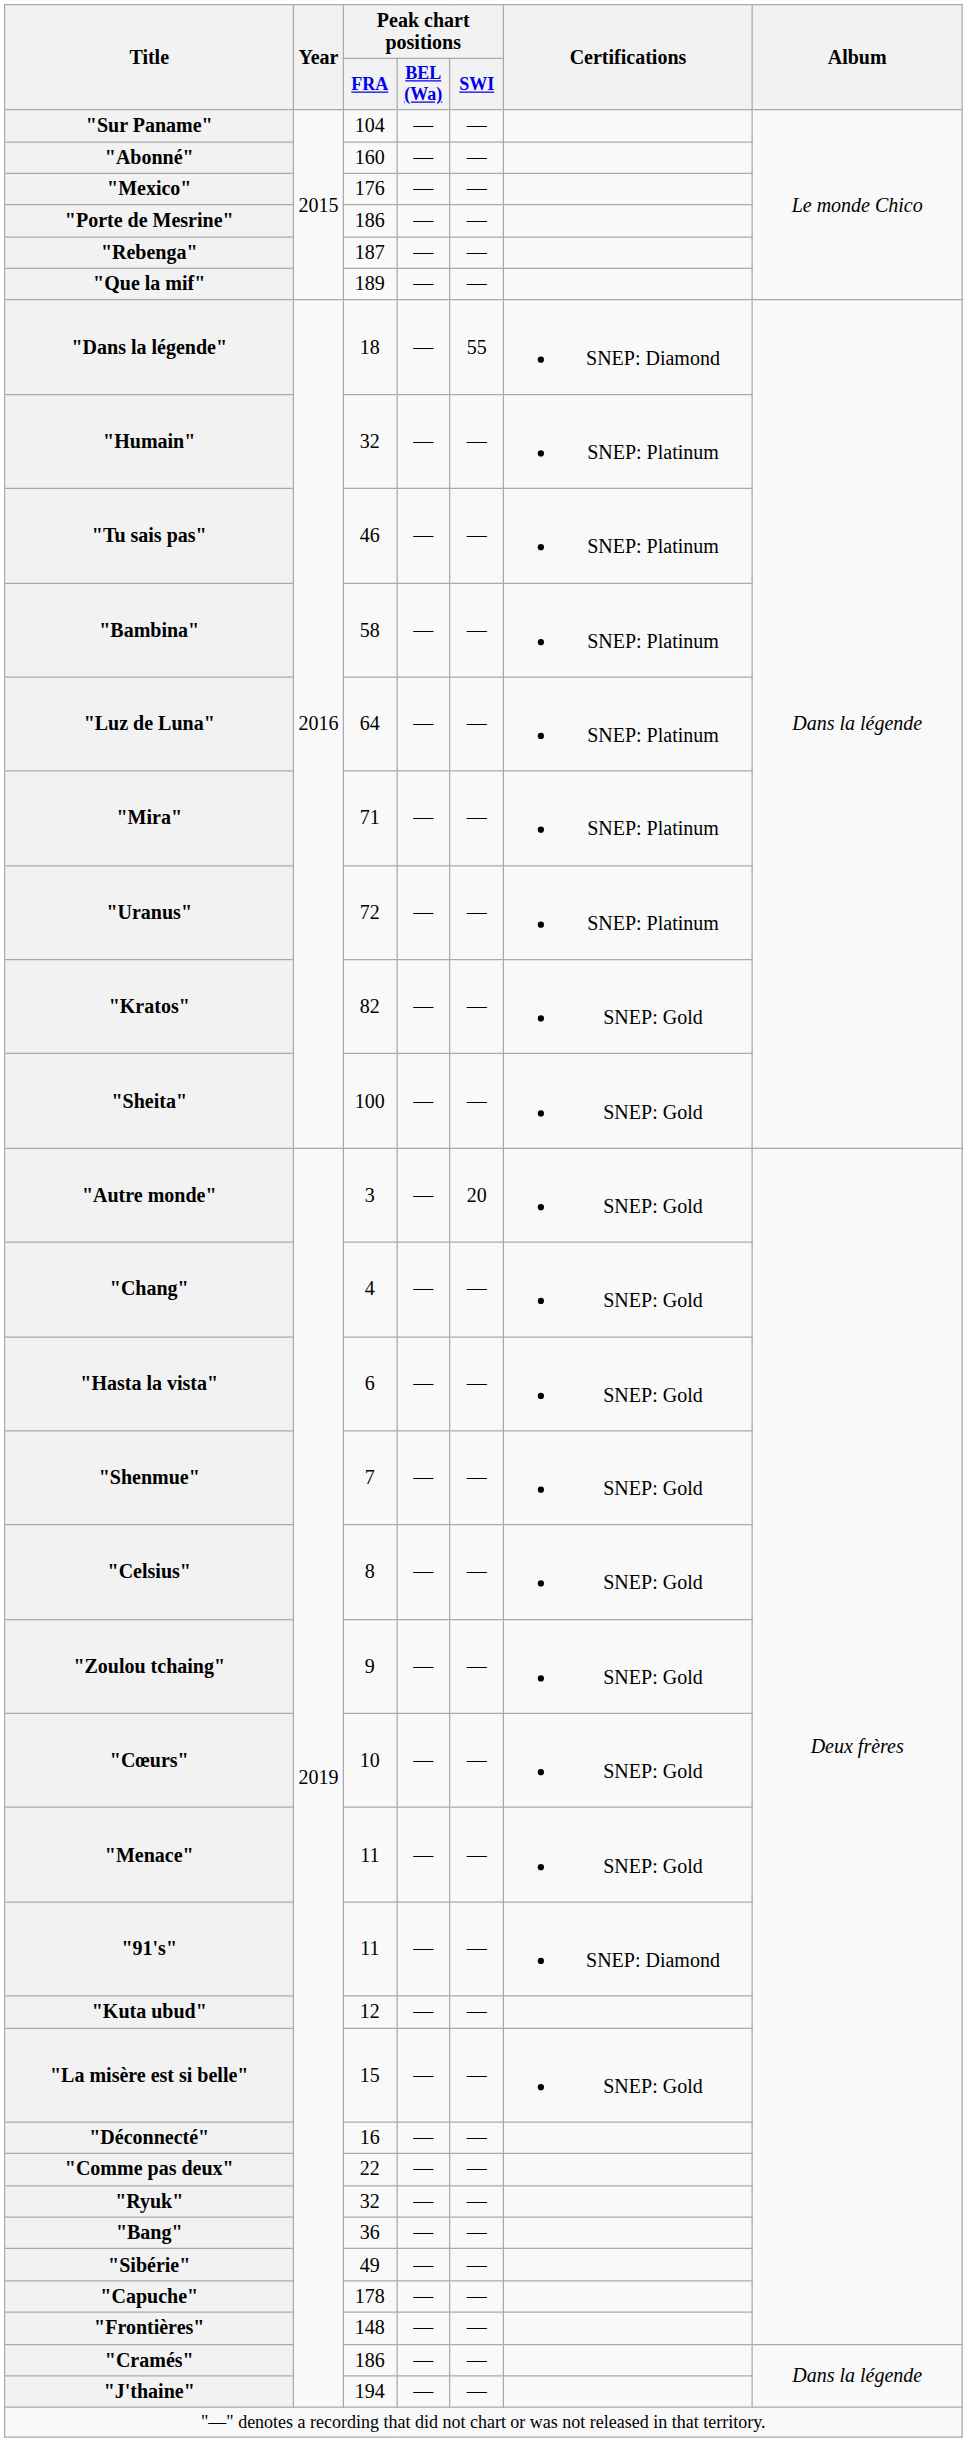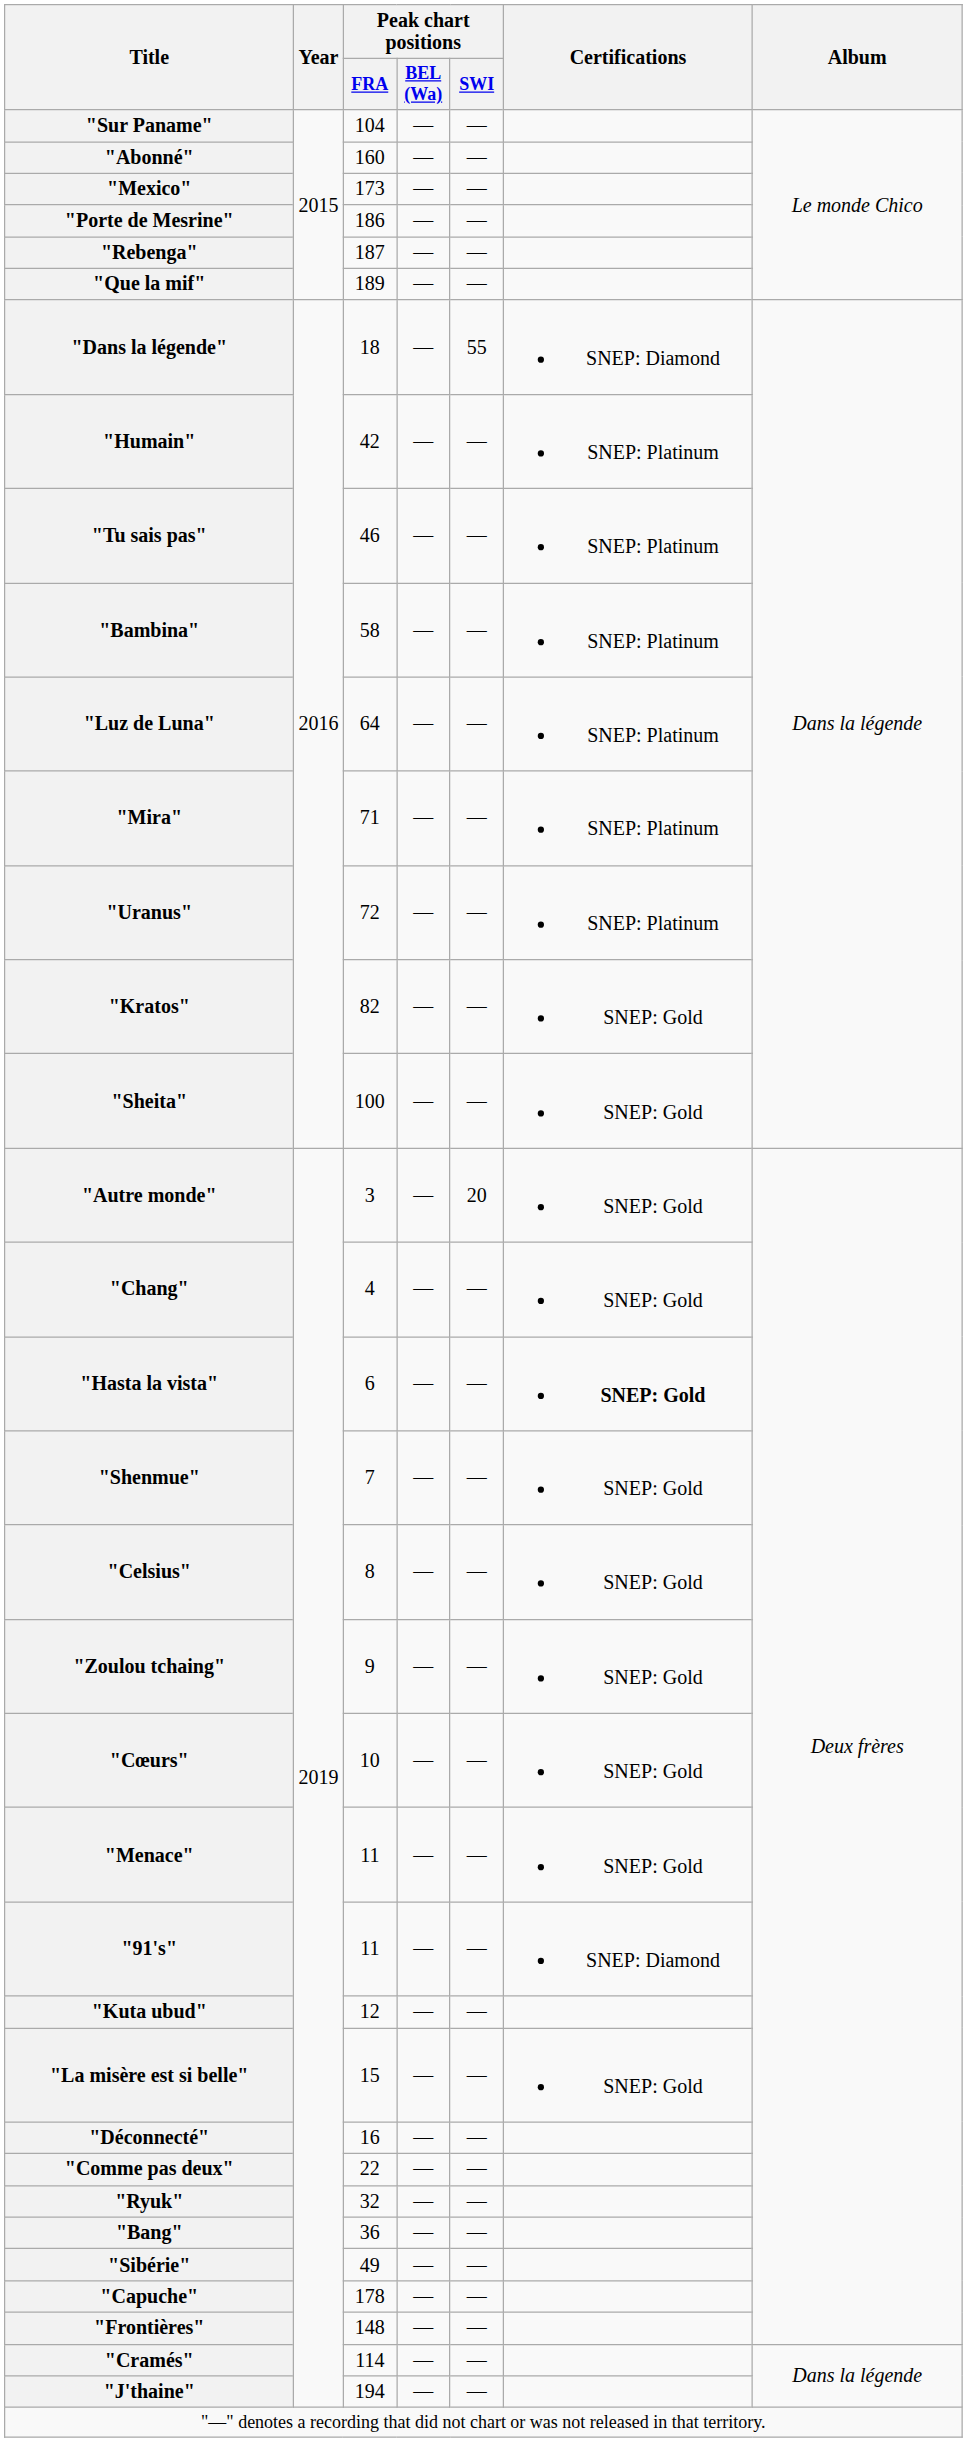(370, 188) 176 -> (370, 188) 173
(370, 441) 32 -> (370, 441) 42
(628, 1395) normal -> (628, 1395) bold
(370, 2359) 186 -> (370, 2359) 114
